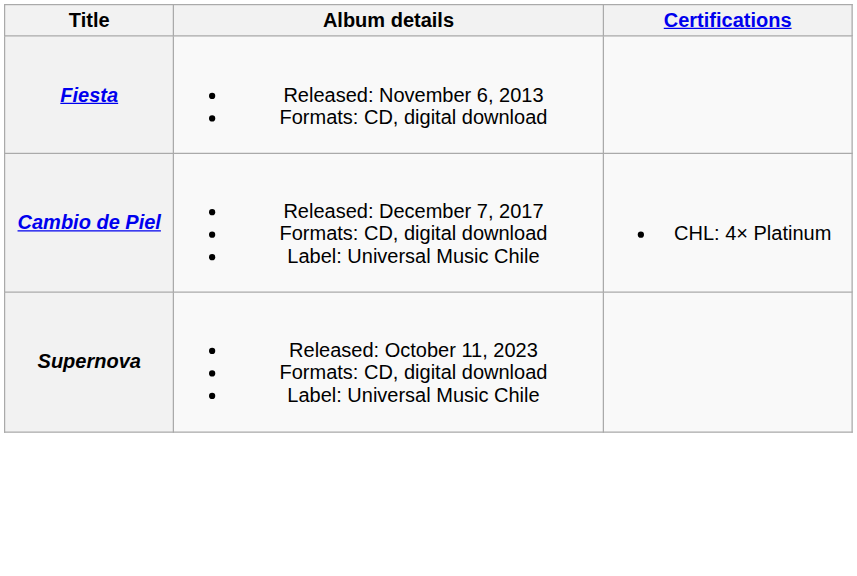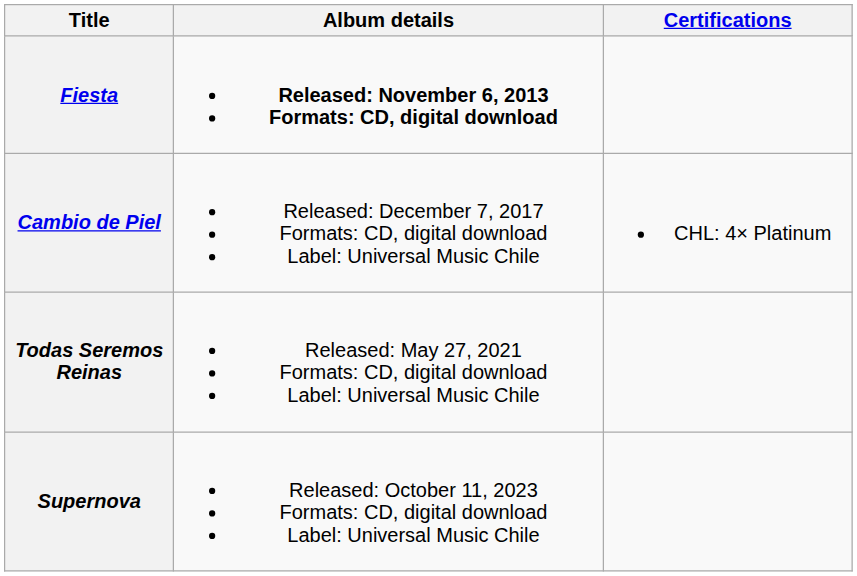(388, 106) normal -> (388, 106) bold
+ row: (89, 361)
